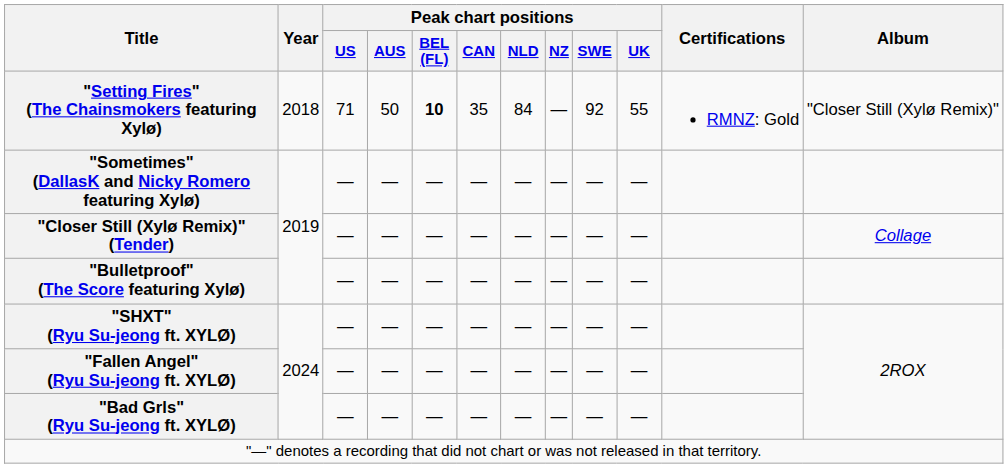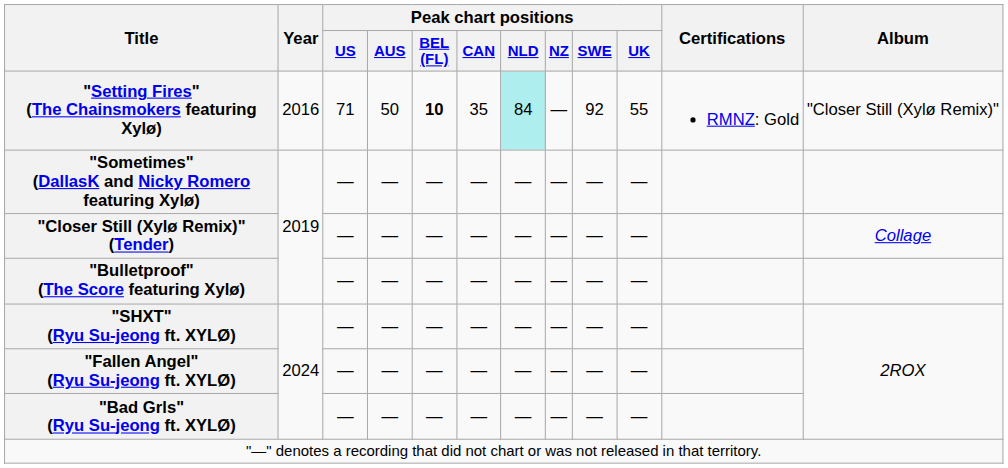(301, 110) 2018 -> (301, 110) 2016
(523, 110) no background -> (523, 110) paleturquoise background
